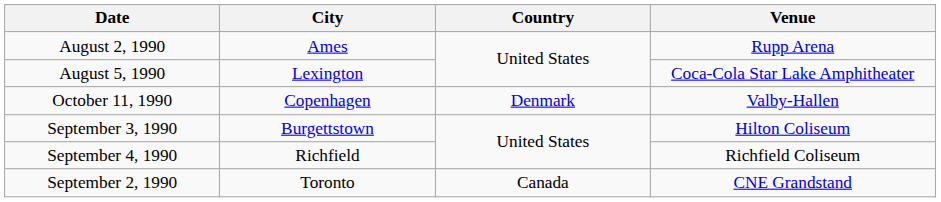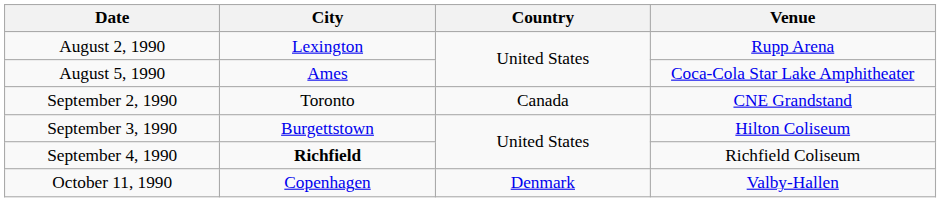(328, 45) Ames -> (328, 45) Lexington
(328, 73) Lexington -> (328, 73) Ames
rows swapped: (112, 182) <-> (112, 100)
(328, 155) normal -> (328, 155) bold
